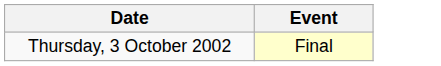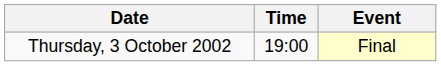+ column: (286, 18)
